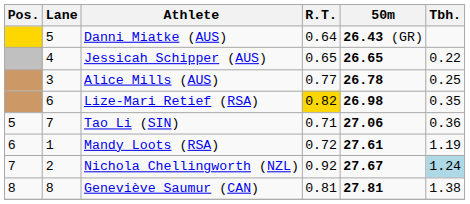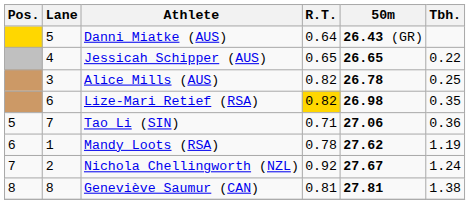(321, 80) 0.77 -> (321, 80) 0.82
(321, 145) 0.72 -> (321, 145) 0.78
(363, 145) 27.61 -> (363, 145) 27.62
(445, 167) lightblue background -> (445, 167) no background
